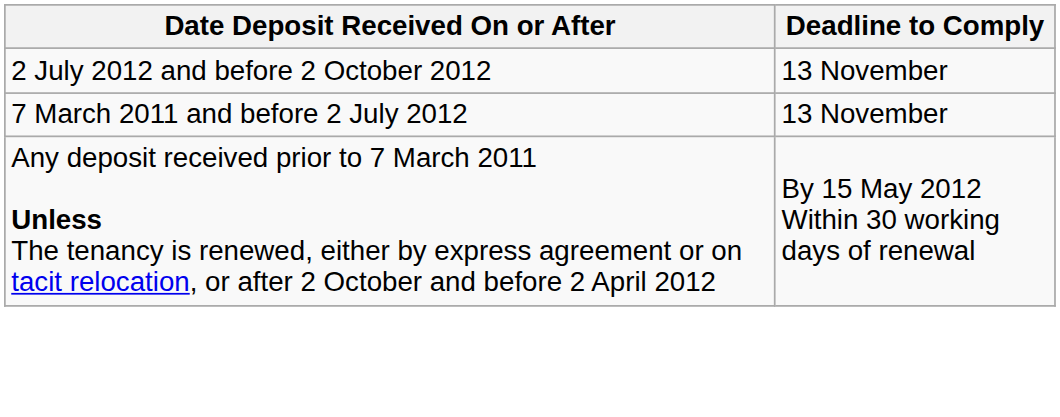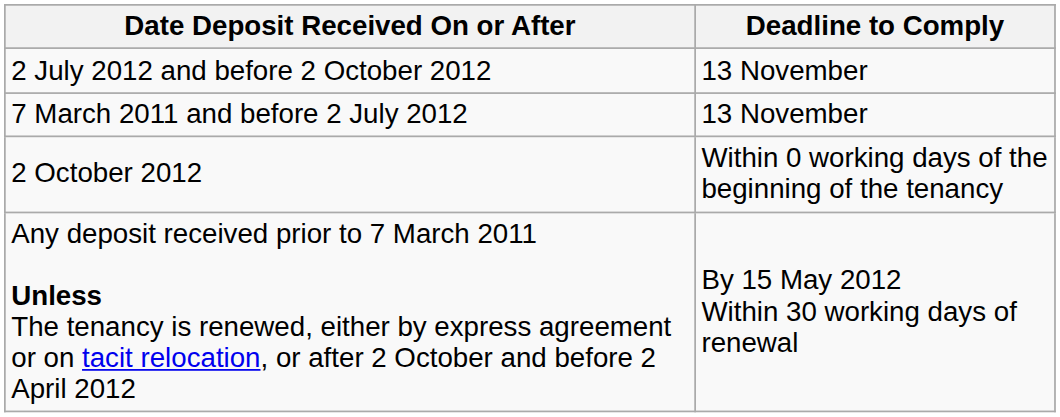+ row: (107, 173)
